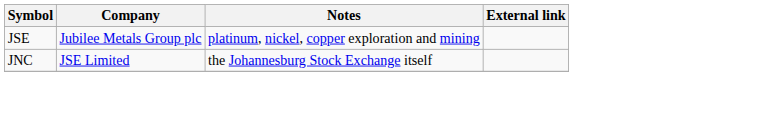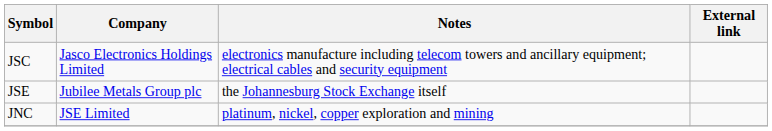+ row: (19, 61)
(344, 37) platinum, nickel, copper exploration and mining -> (334, 92) the Johannesburg Stock Exchange itself
(320, 60) the Johannesburg Stock Exchange itself -> (358, 114) platinum, nickel, copper exploration and mining
